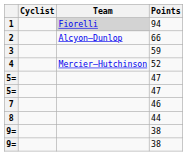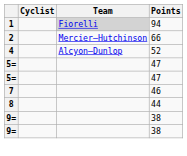(90, 38) Alcyon–Dunlop -> (103, 38) Mercier–Hutchinson
- row: (11, 51)
(103, 64) Mercier–Hutchinson -> (90, 51) Alcyon–Dunlop
